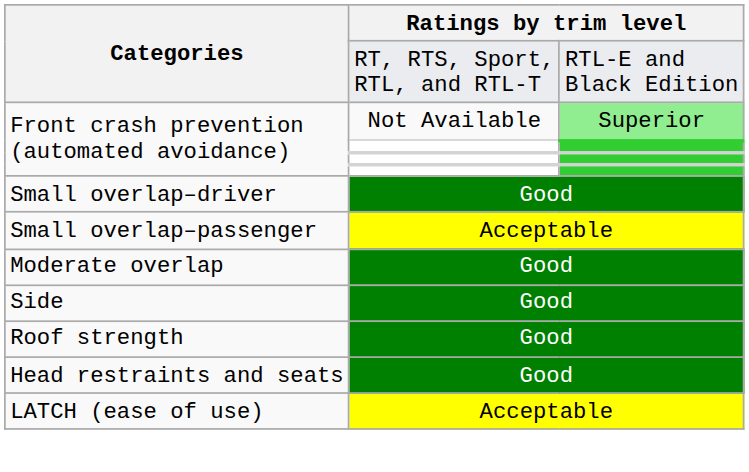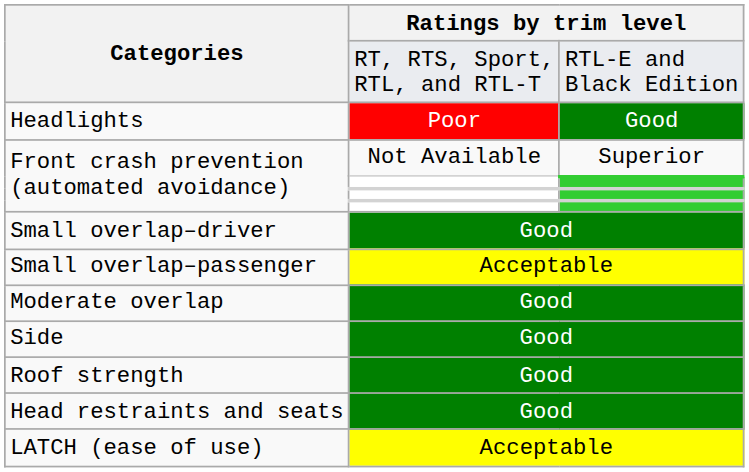+ row: (77, 121)
(652, 121) lightgreen background -> (652, 157) no background
